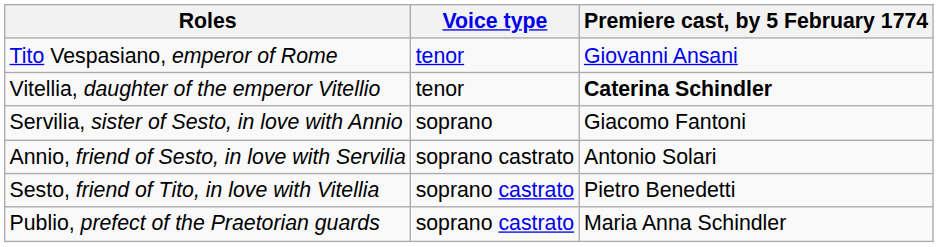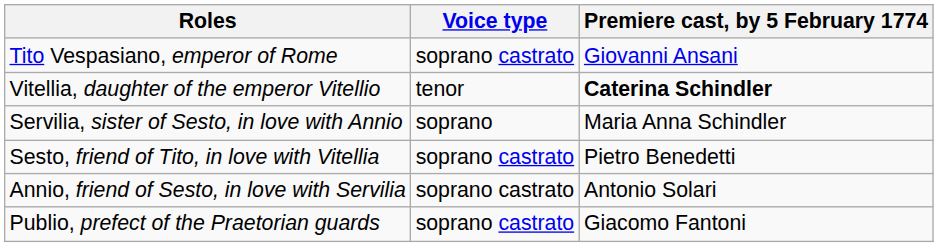(440, 55) tenor -> (495, 55) soprano castrato
(665, 122) Giacomo Fantoni -> (685, 122) Maria Anna Schindler
rows swapped: (194, 190) <-> (208, 156)
(685, 223) Maria Anna Schindler -> (665, 223) Giacomo Fantoni
